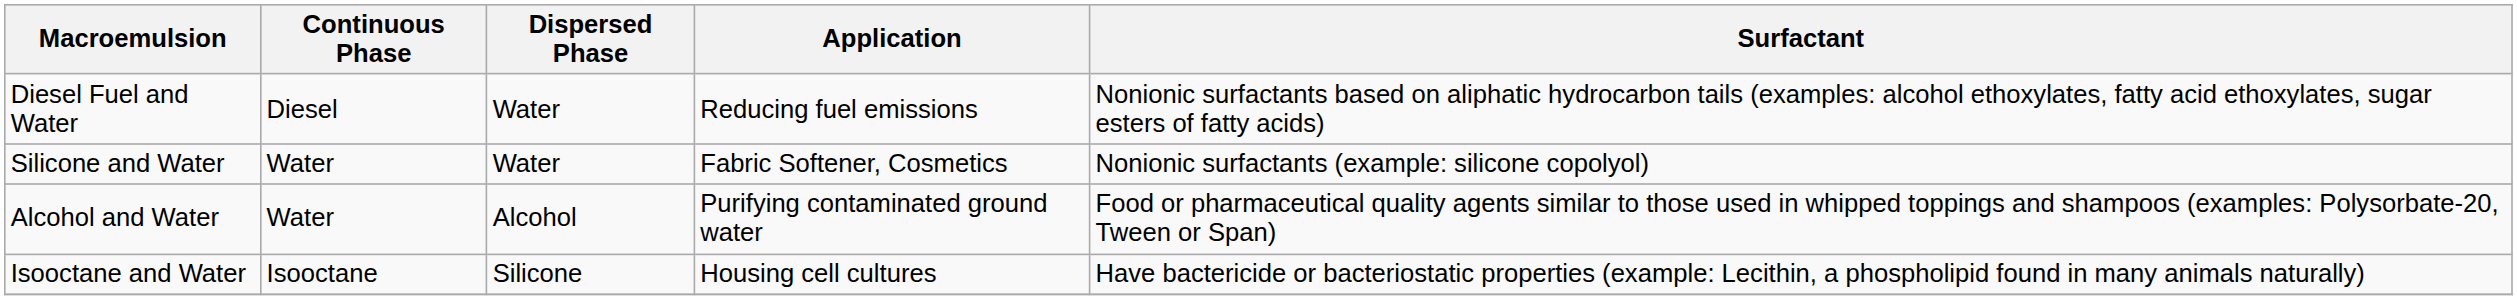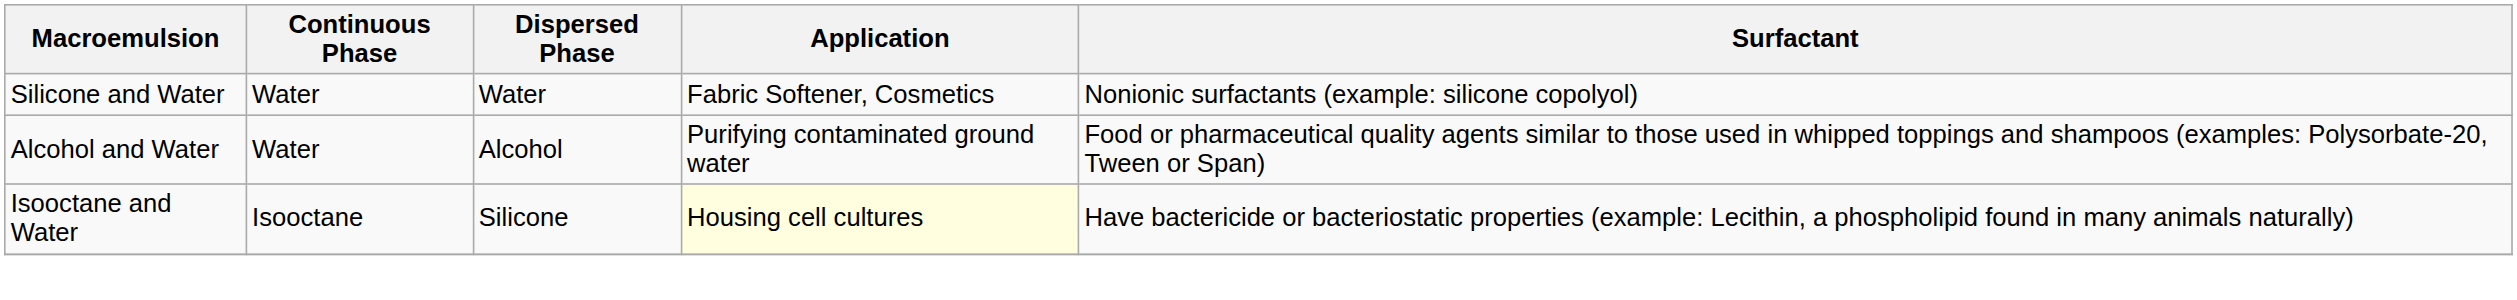- row: (100, 108)
(818, 273) no background -> (805, 218) lightyellow background
